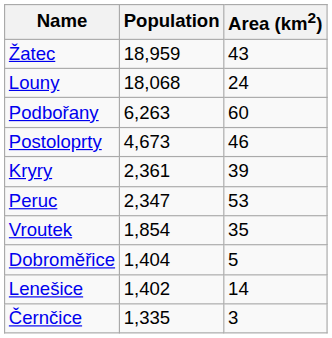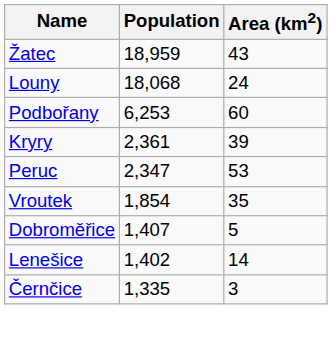(147, 112) 6,263 -> (147, 112) 6,253
- row: (55, 141)
(147, 259) 1,404 -> (147, 230) 1,407
